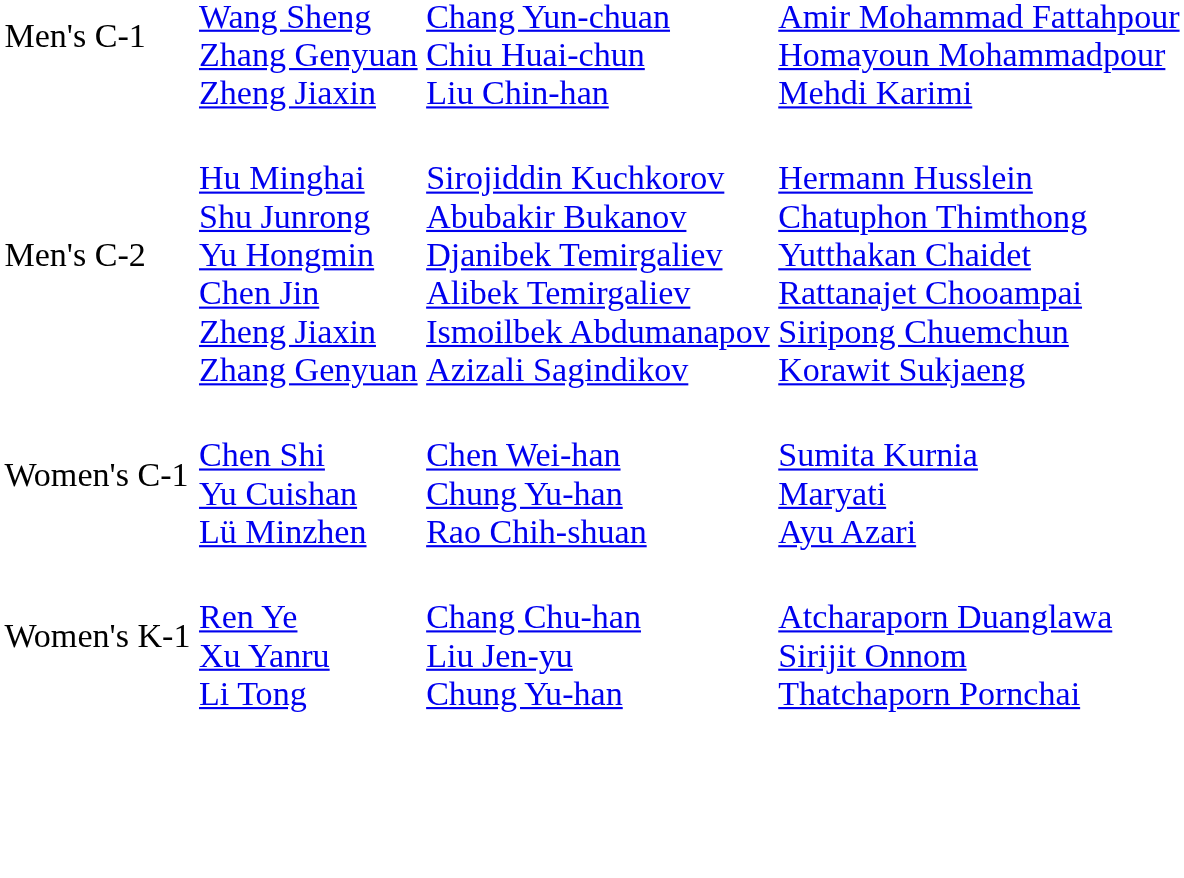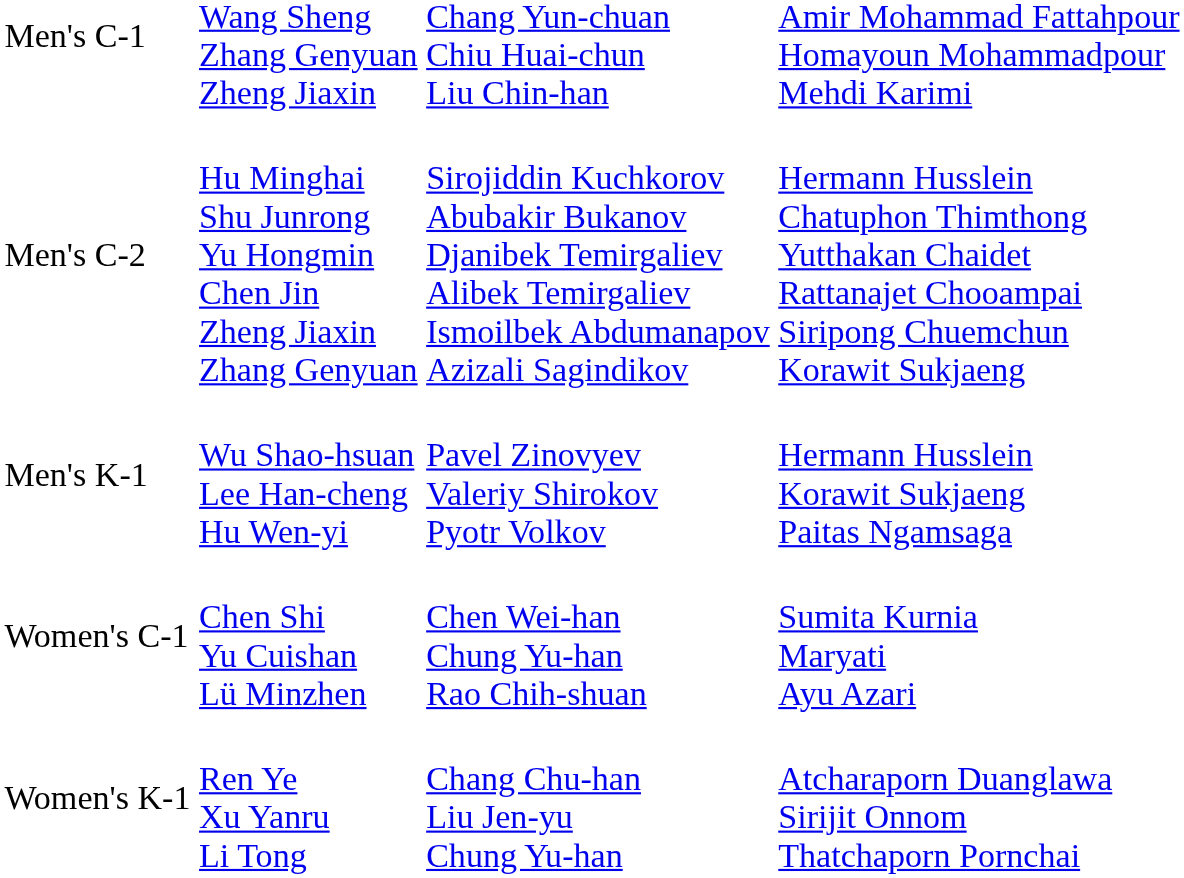+ row: (76, 474)
